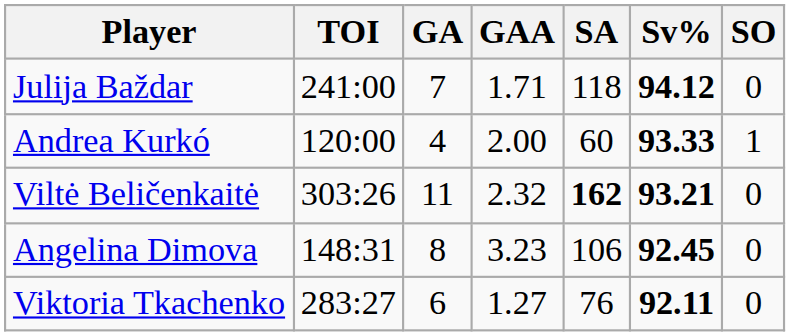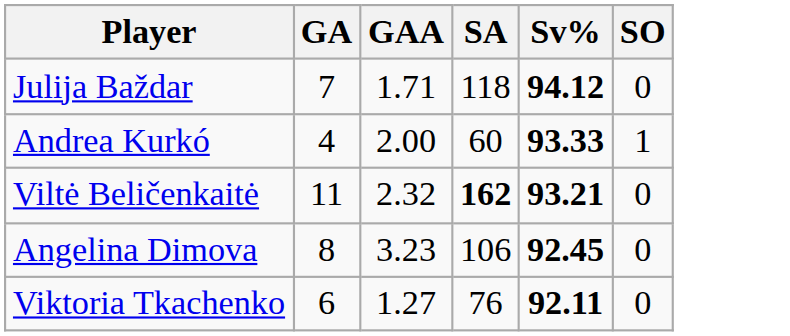- column: (348, 31)
